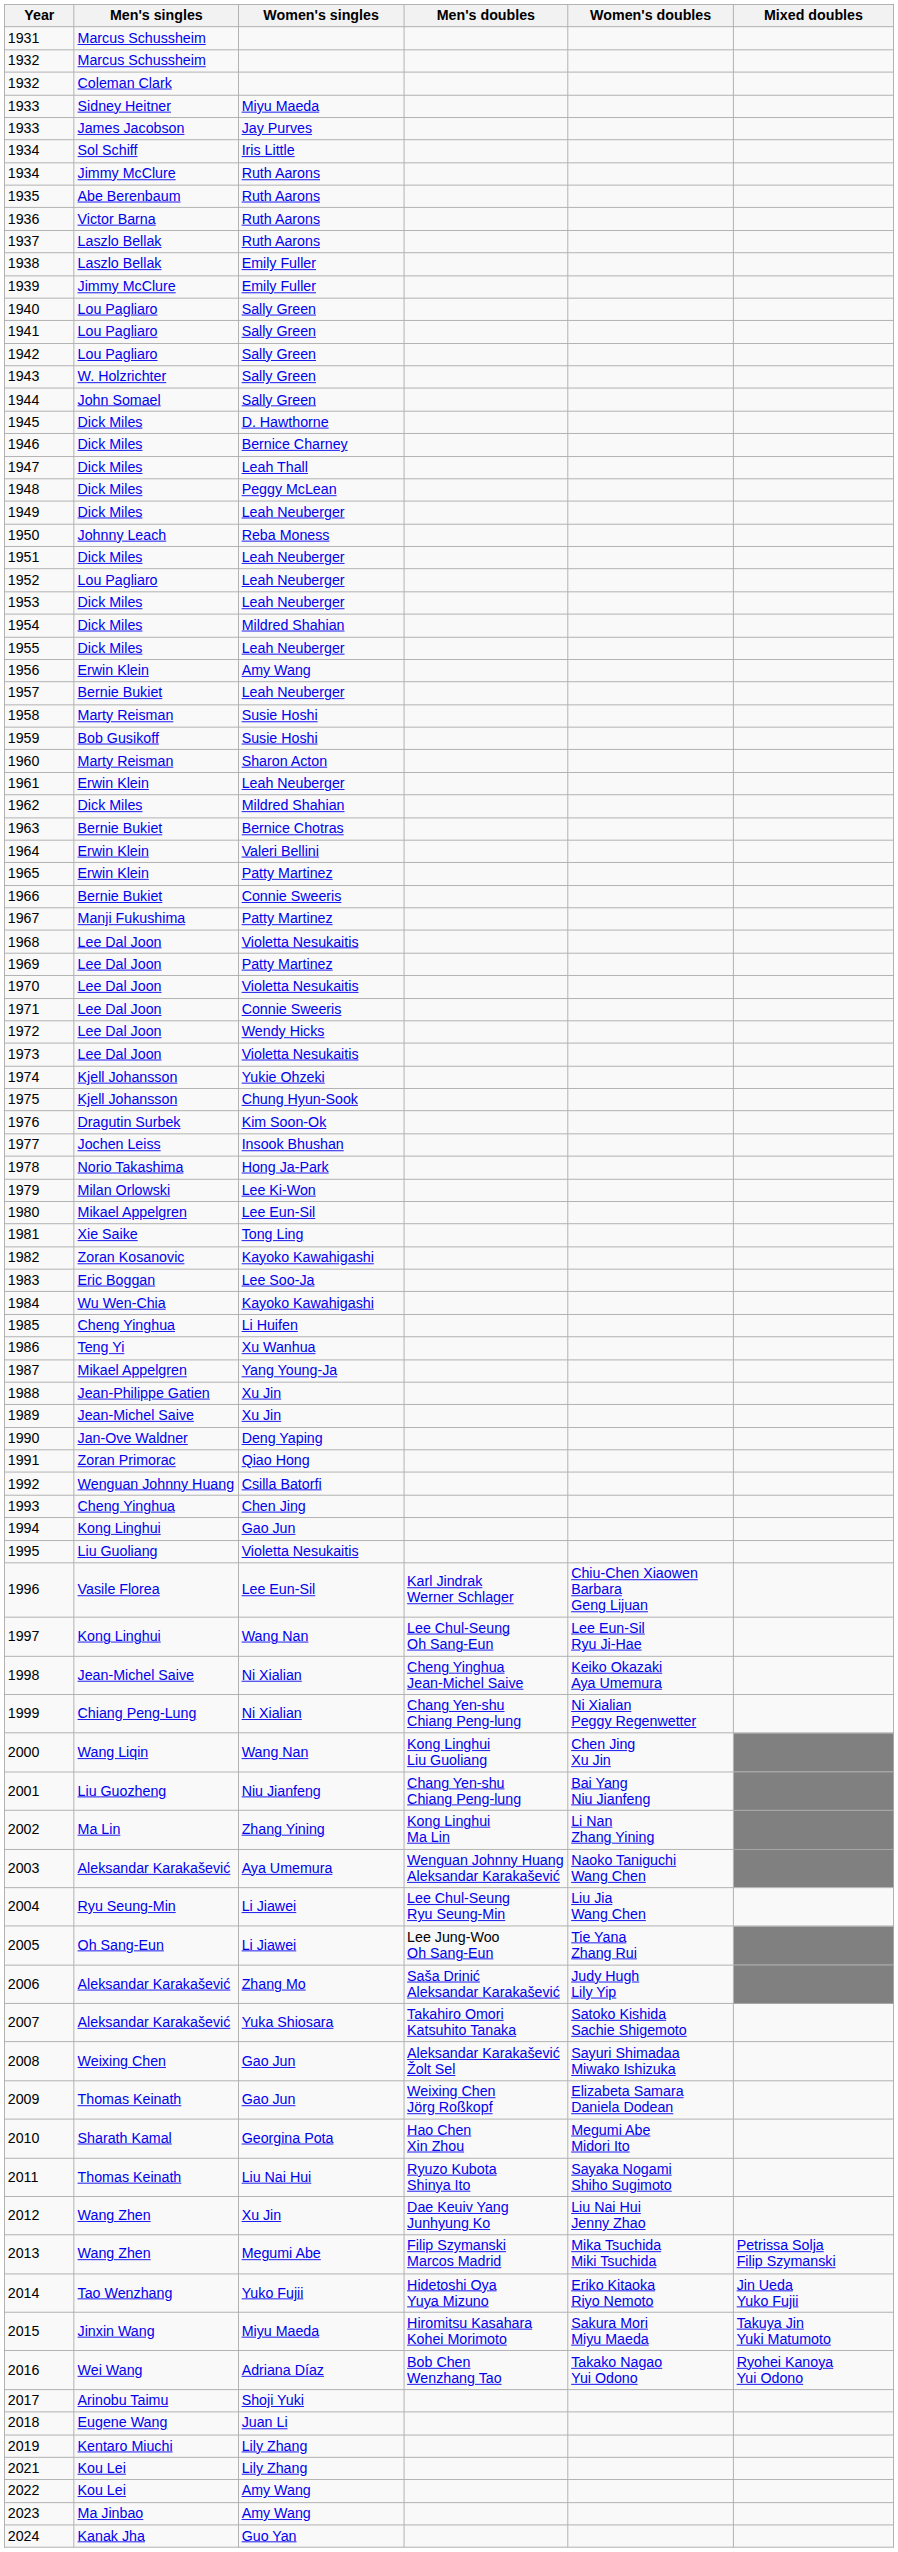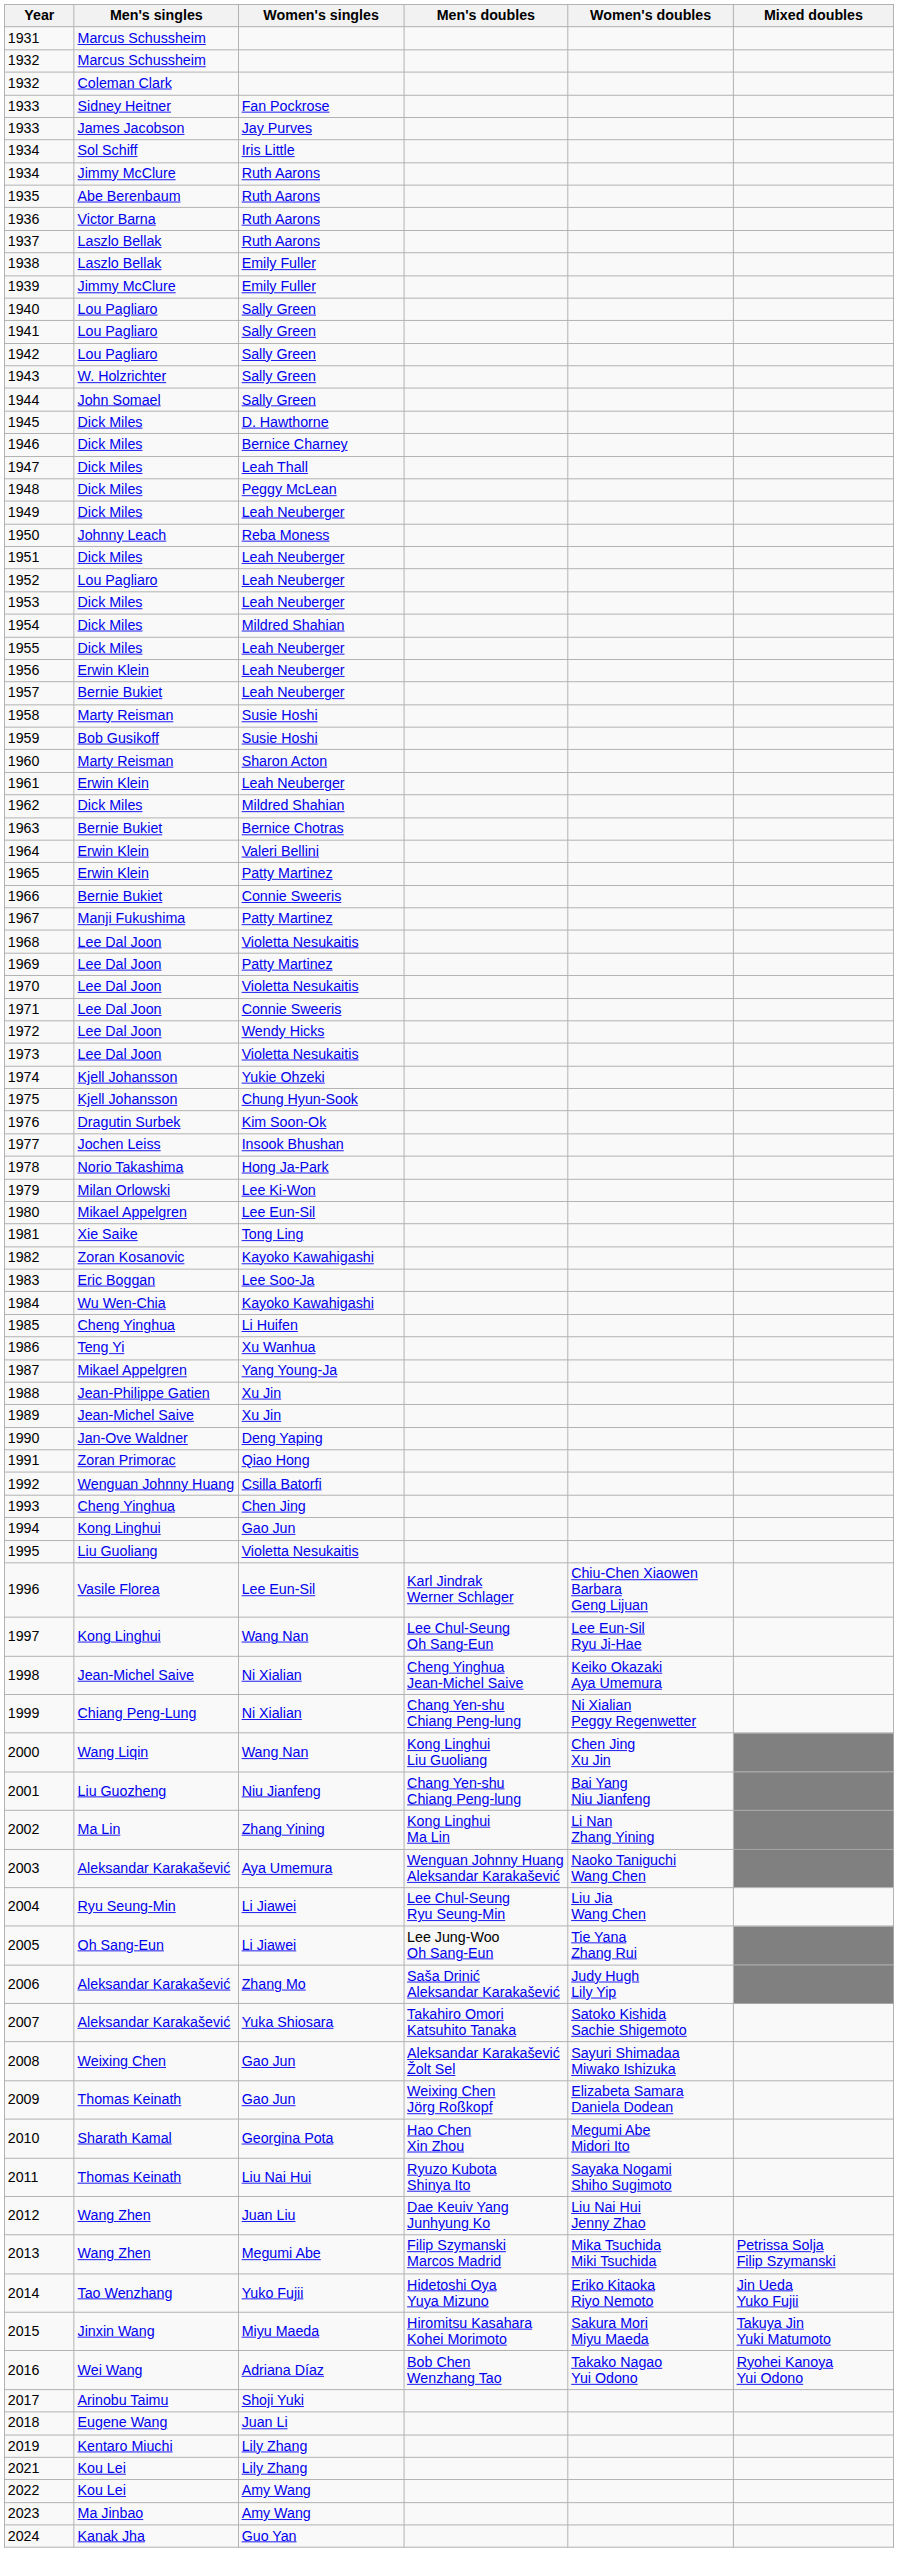(280, 106) Miyu Maeda -> (286, 106) Fan Pockrose
(276, 670) Amy Wang -> (293, 670) Leah Neuberger
(261, 2215) Xu Jin -> (269, 2215) Juan Liu
